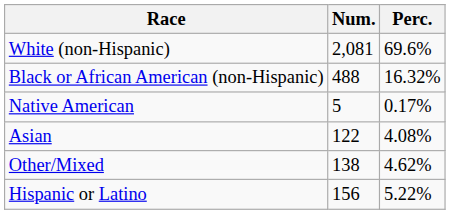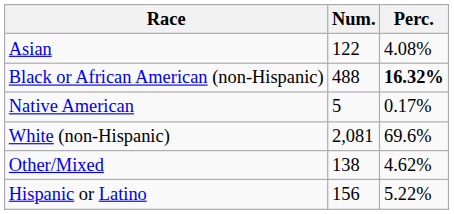rows swapped: (89, 48) <-> (30, 135)
(412, 77) normal -> (414, 77) bold
